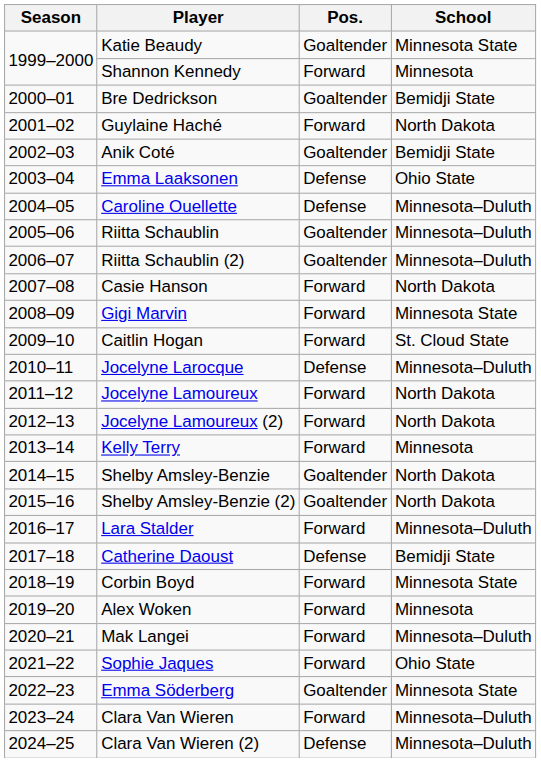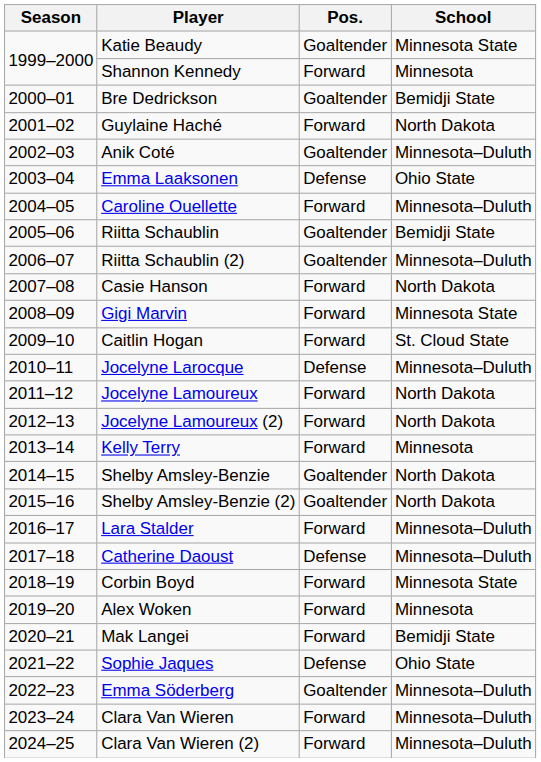(445, 152) Bemidji State -> (463, 152) Minnesota–Duluth
(335, 206) Defense -> (334, 206) Forward
(463, 233) Minnesota–Duluth -> (445, 233) Bemidji State
(445, 555) Bemidji State -> (463, 555) Minnesota–Duluth
(463, 636) Minnesota–Duluth -> (445, 636) Bemidji State
(334, 663) Forward -> (335, 663) Defense
(456, 690) Minnesota State -> (463, 690) Minnesota–Duluth
(335, 744) Defense -> (334, 744) Forward
